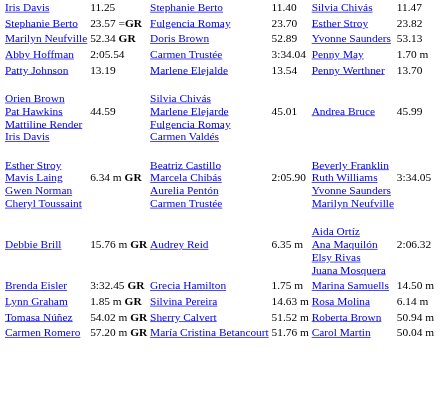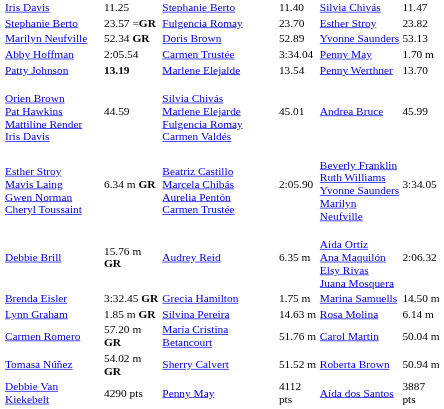(103, 70) normal -> (117, 70) bold
rows swapped: (43, 332) <-> (39, 317)
+ row: (32, 393)
